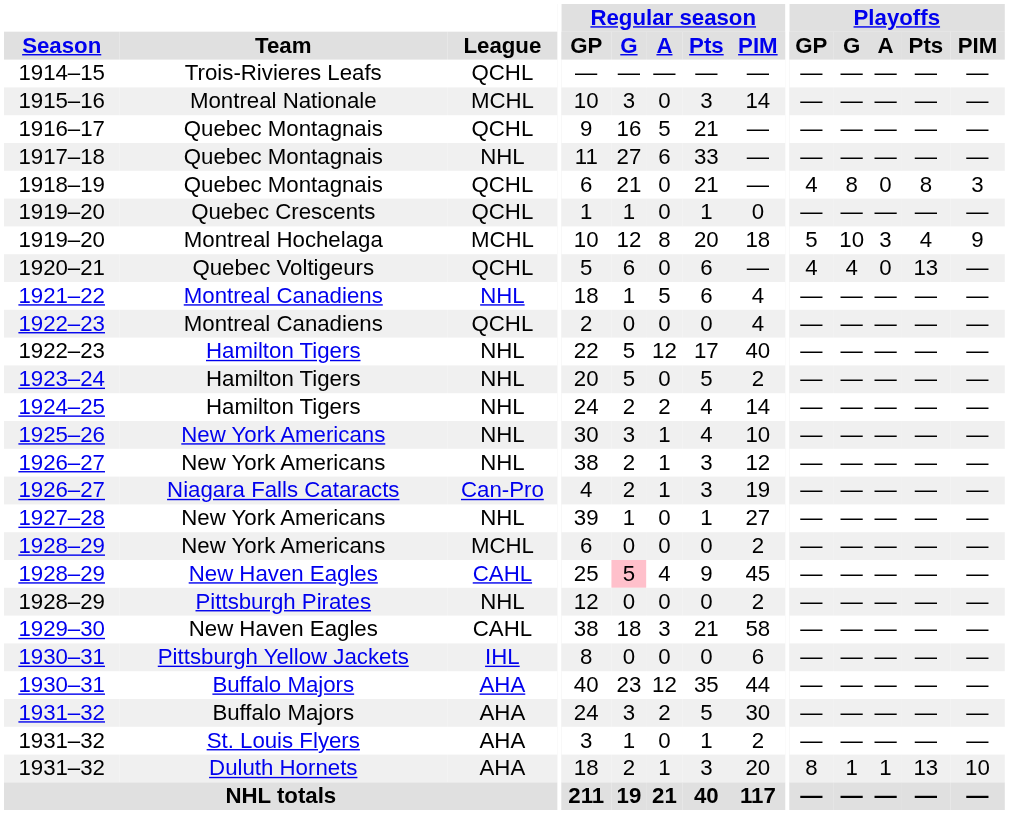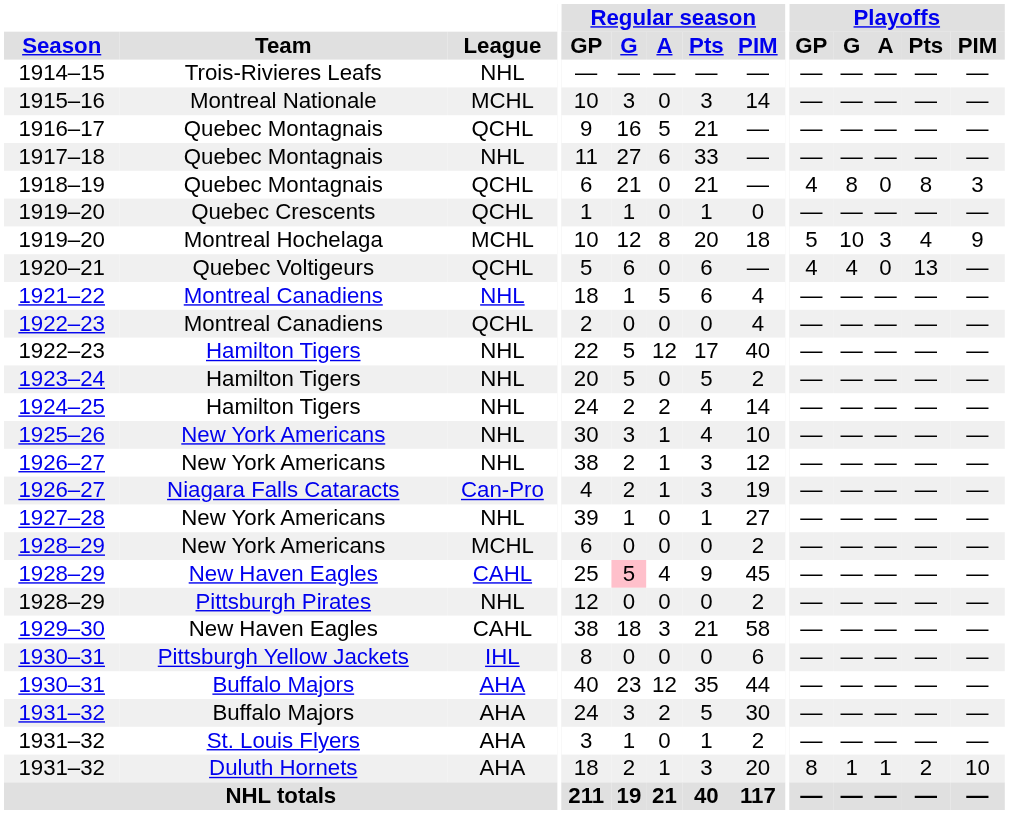(502, 73) QCHL -> (502, 73) NHL
(926, 768) 13 -> (926, 768) 2
